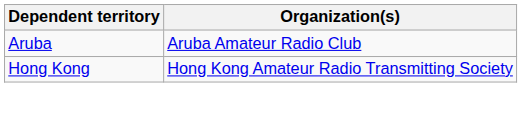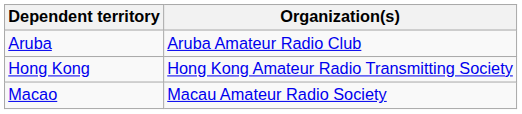+ row: (33, 95)
